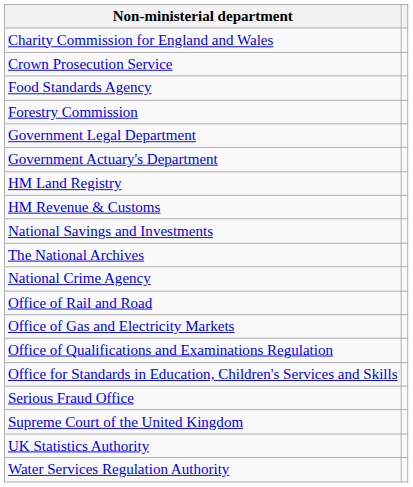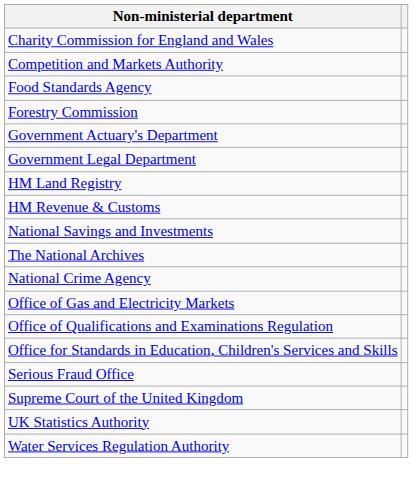+ row: (116, 64)
- row: (90, 64)
rows swapped: (113, 159) <-> (102, 135)
- row: (80, 302)
